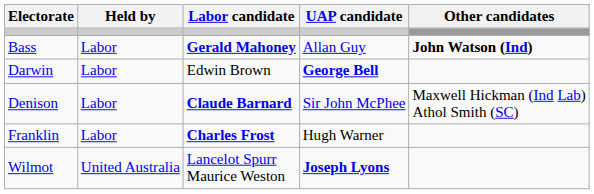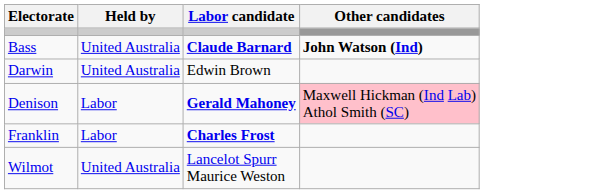- column: (354, 16)
(99, 47) Labor -> (130, 47) United Australia
(241, 47) Gerald Mahoney -> (239, 47) Claude Barnard
(99, 71) Labor -> (130, 71) United Australia
(239, 103) Claude Barnard -> (241, 103) Gerald Mahoney
(499, 103) no background -> (389, 103) pink background
